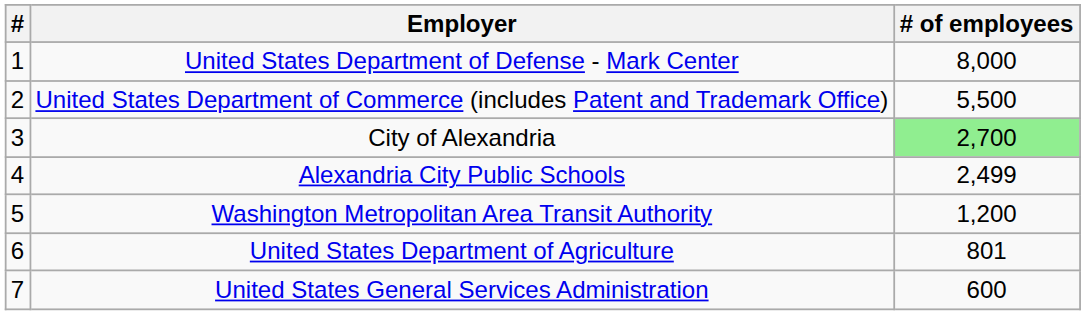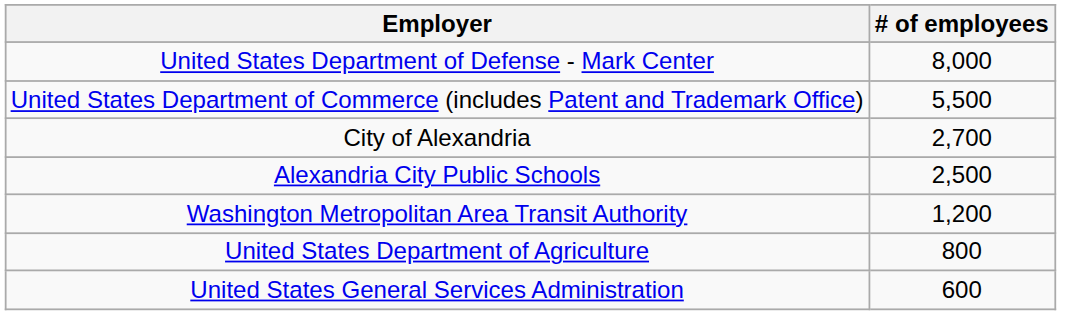- column: (17, 23)
(987, 137) lightgreen background -> (962, 137) no background
(987, 175) 2,499 -> (962, 175) 2,500
(987, 251) 801 -> (962, 251) 800
